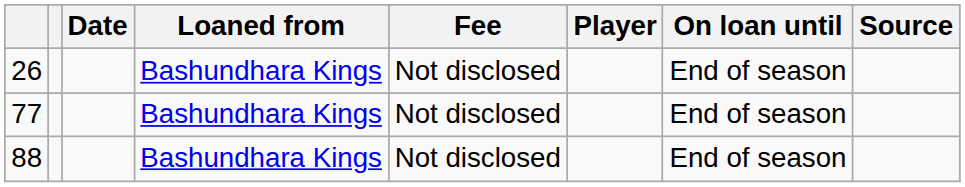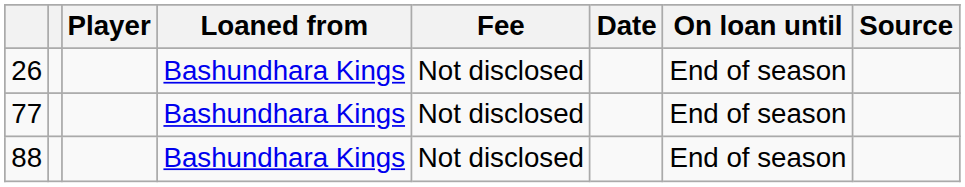columns swapped: (615, 26) <-> (98, 26)
